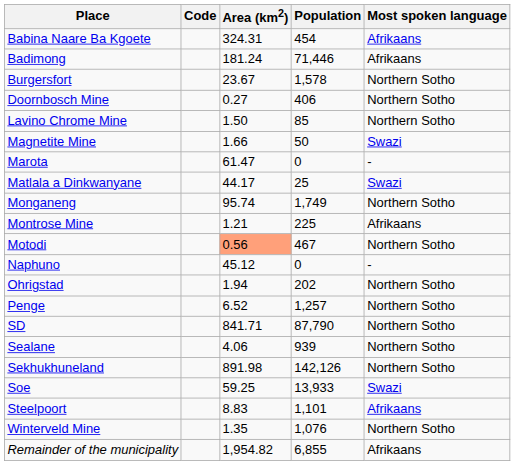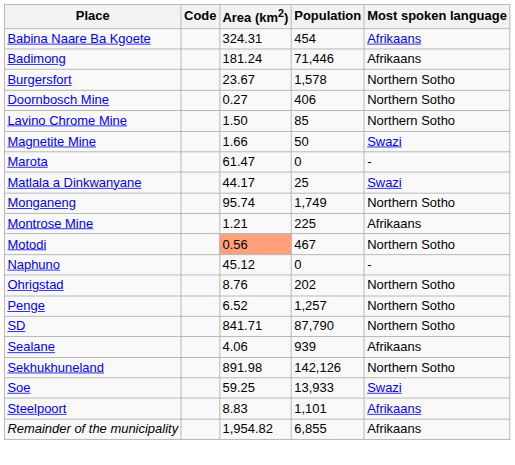(235, 285) 1.94 -> (235, 285) 8.76
(411, 347) Northern Sotho -> (394, 347) Afrikaans
- row: (54, 429)
